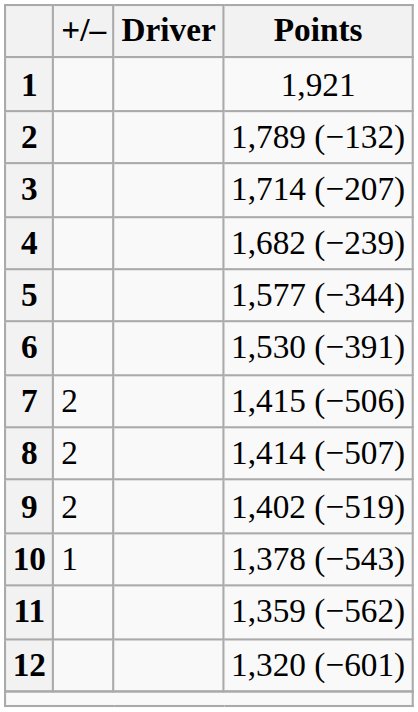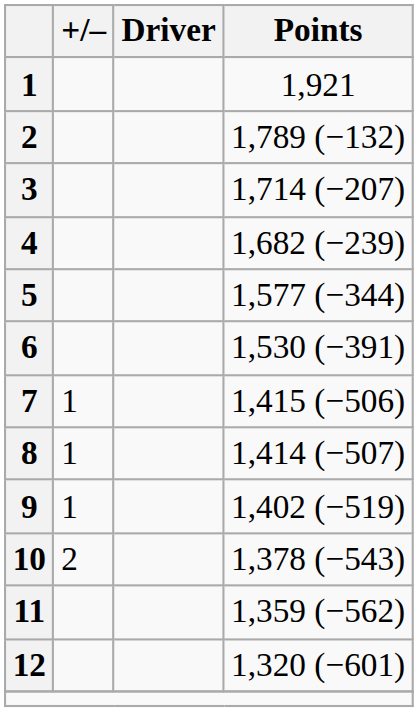(70, 400) 2 -> (70, 400) 1
(70, 453) 2 -> (70, 453) 1
(70, 505) 2 -> (70, 505) 1
(70, 558) 1 -> (70, 558) 2
